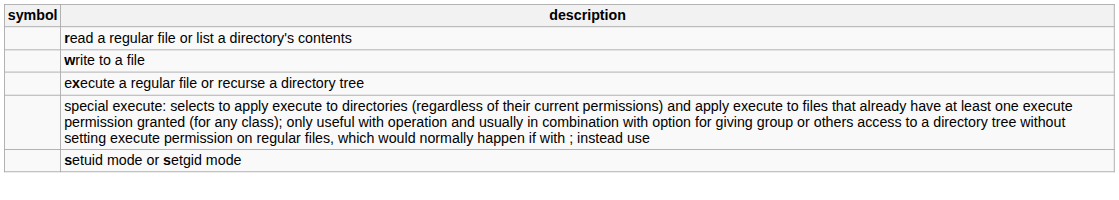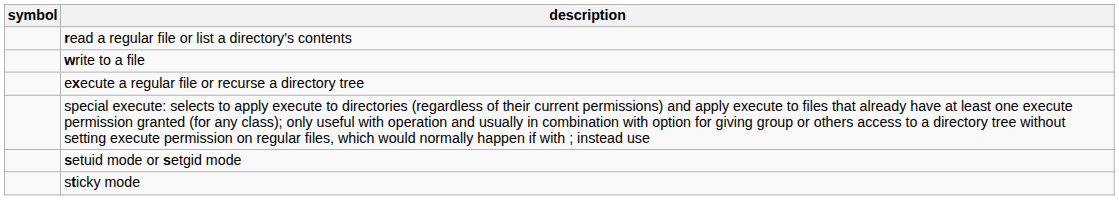+ row: (102, 183)
